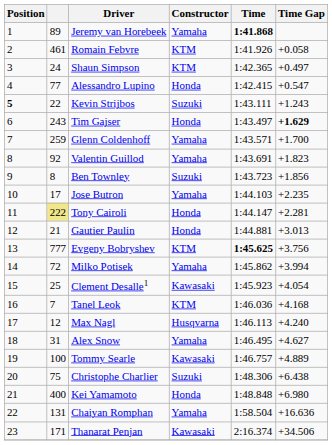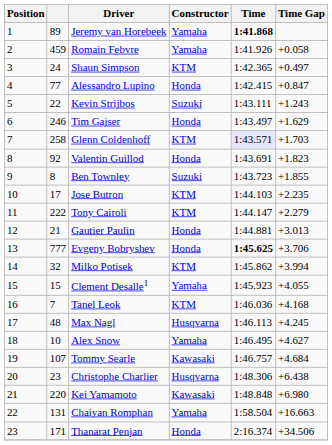(58, 49) 461 -> (58, 49) 459
(184, 49) KTM -> (189, 49) Yamaha
(293, 85) +0.547 -> (293, 85) +0.847
(10, 103) bold -> (10, 103) normal
(58, 121) 243 -> (58, 121) 246
(293, 121) bold -> (293, 121) normal
(58, 140) 259 -> (58, 140) 258
(189, 140) Yamaha -> (184, 140) KTM
(253, 140) no background -> (253, 140) lavender background
(293, 140) +1.700 -> (293, 140) +1.703
(189, 158) Yamaha -> (186, 158) Honda
(293, 176) +1.856 -> (293, 176) +1.855
(189, 194) Yamaha -> (184, 194) KTM
(58, 212) khaki background -> (58, 212) no background
(186, 212) Honda -> (184, 212) KTM
(293, 212) +2.281 -> (293, 212) +2.279
(184, 248) KTM -> (186, 248) Honda
(293, 248) +3.756 -> (293, 248) +3.706
(55, 266) 72 -> (55, 266) 32
(189, 266) Yamaha -> (184, 266) KTM
(55, 285) 25 -> (55, 285) 15
(193, 285) Kawasaki -> (189, 285) Yamaha
(293, 285) +4.054 -> (293, 285) +4.055
(55, 322) 12 -> (55, 322) 48
(293, 322) +4.240 -> (293, 322) +4.245
(55, 340) 31 -> (55, 340) 10
(58, 358) 100 -> (58, 358) 107
(293, 358) +4.889 -> (293, 358) +4.684
(55, 376) 75 -> (55, 376) 23
(187, 376) Suzuki -> (195, 376) Husqvarna
(58, 394) 400 -> (58, 394) 220
(186, 394) Honda -> (193, 394) Kawasaki
(296, 412) +16.636 -> (296, 412) +16.663
(193, 430) Kawasaki -> (186, 430) Honda
